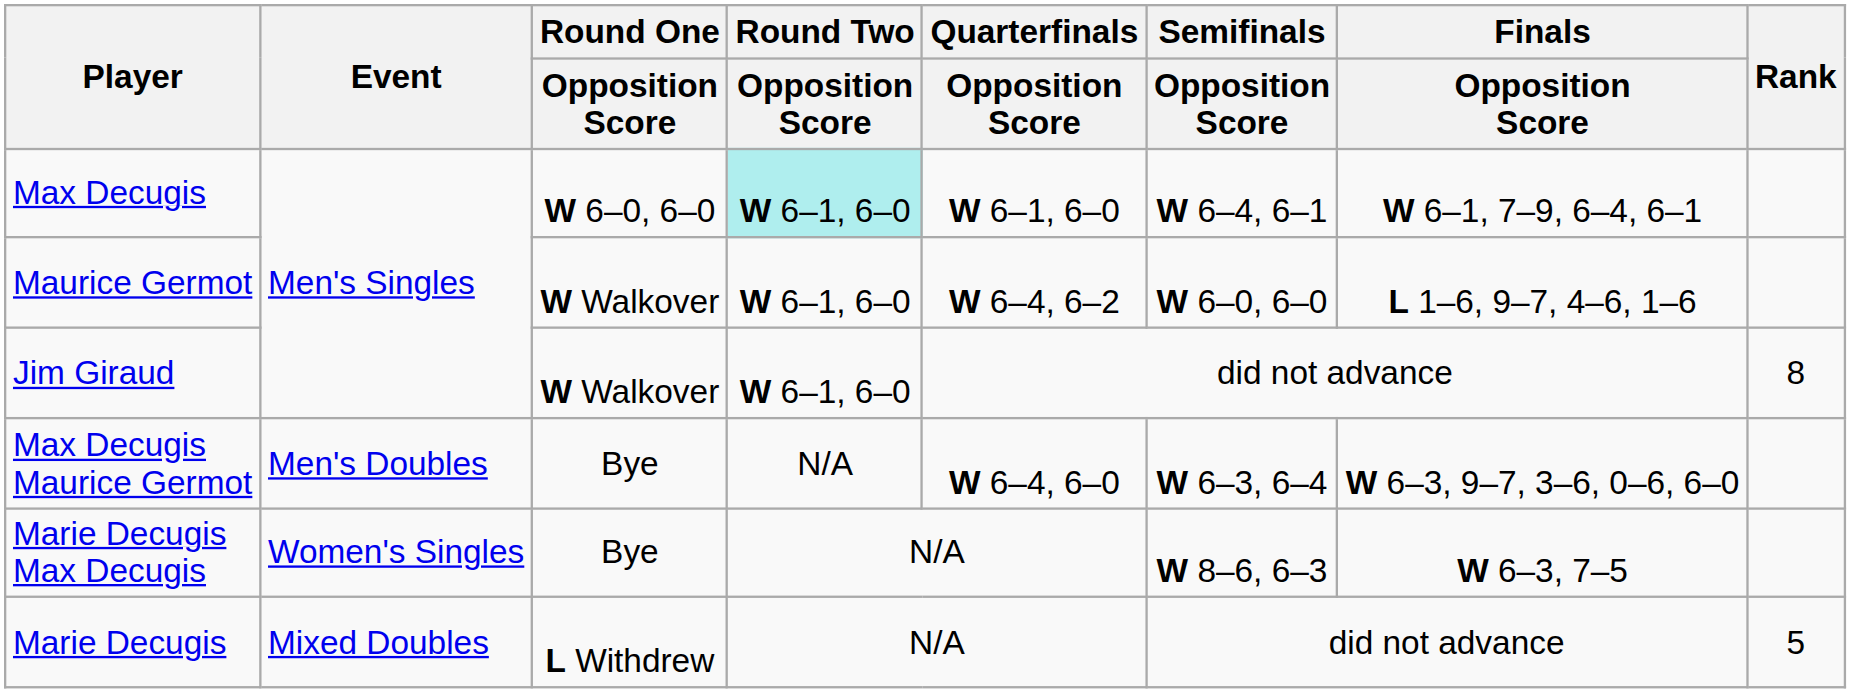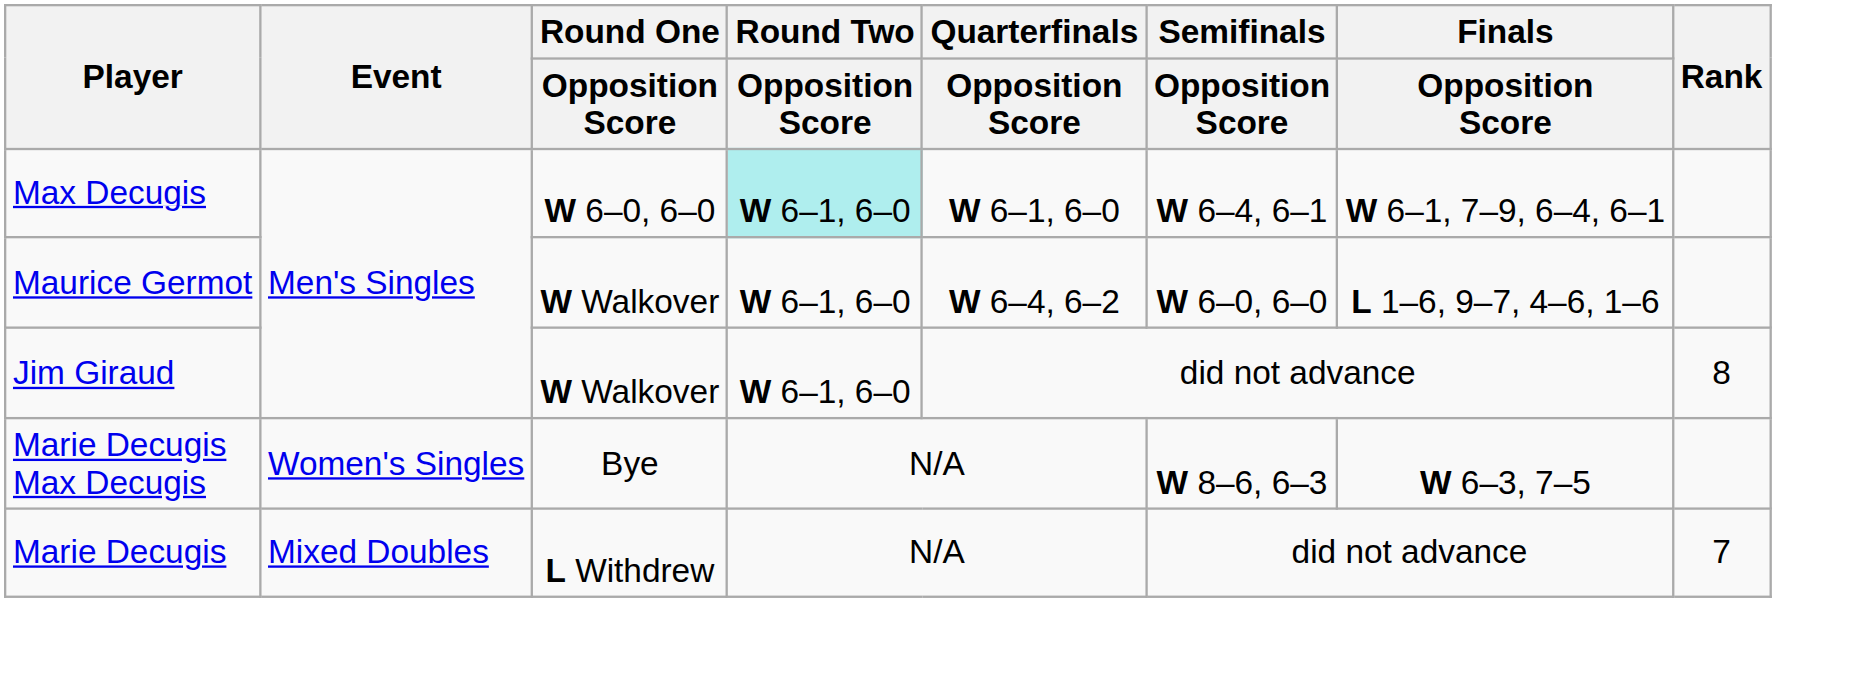- row: (133, 463)
(1796, 643) 5 -> (1722, 553) 7
